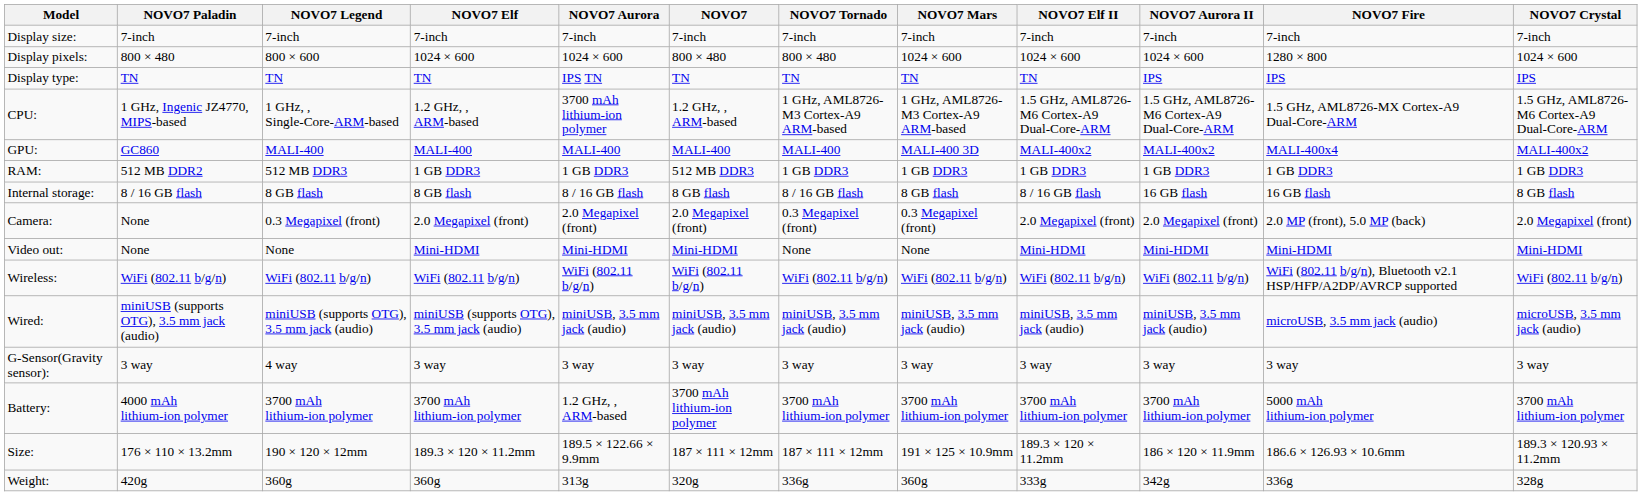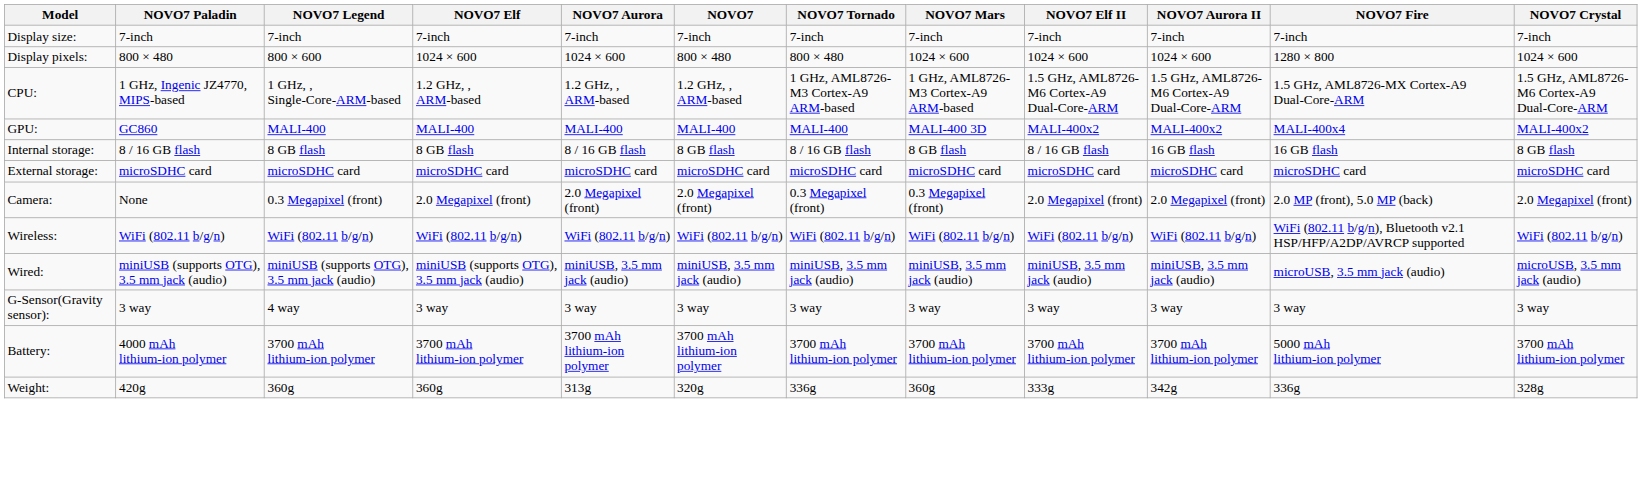- row: (43, 78)
(592, 114) 3700 mAh lithium-ion polymer -> (597, 93) 1.2 GHz, , ARM-based
- row: (24, 171)
+ row: (53, 171)
- row: (35, 249)
(595, 408) 1.2 GHz, , ARM-based -> (594, 351) 3700 mAh lithium-ion polymer
- row: (21, 451)
